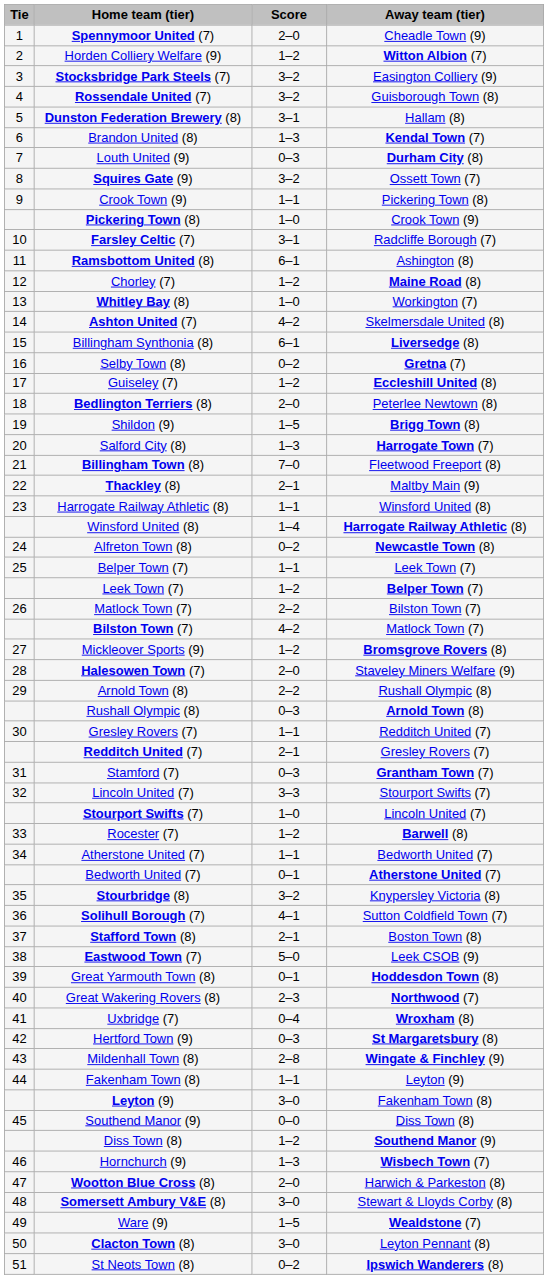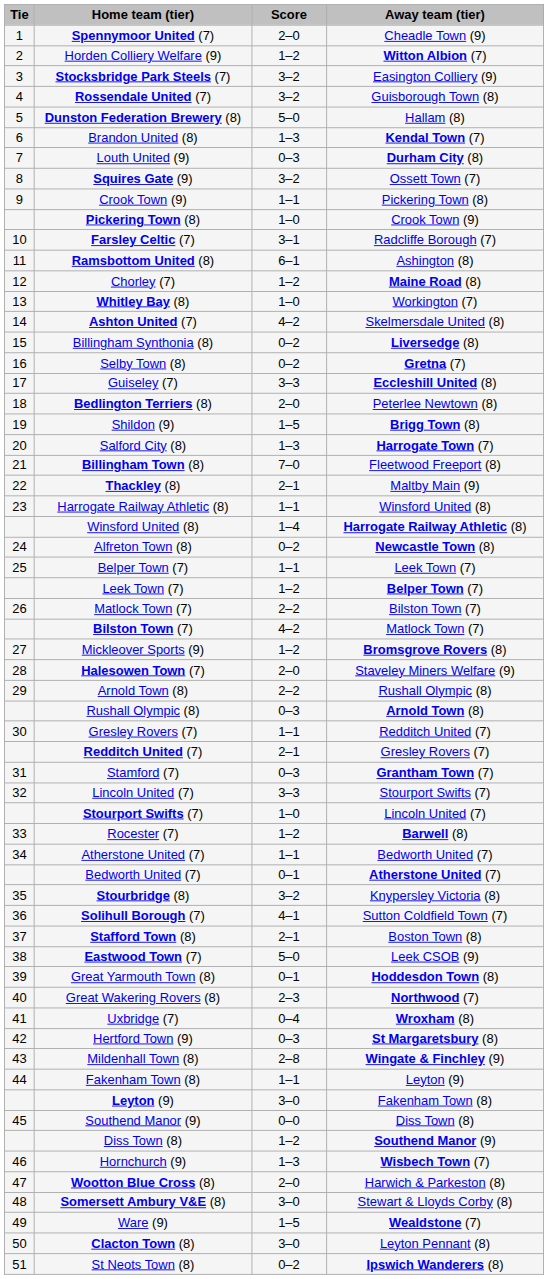(289, 117) 3–1 -> (289, 117) 5–0
(289, 343) 6–1 -> (289, 343) 0–2
(289, 384) 1–2 -> (289, 384) 3–3
